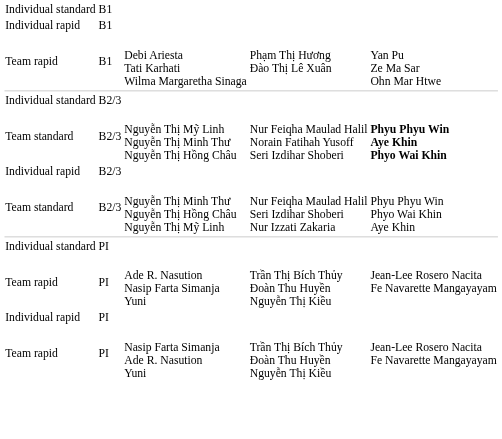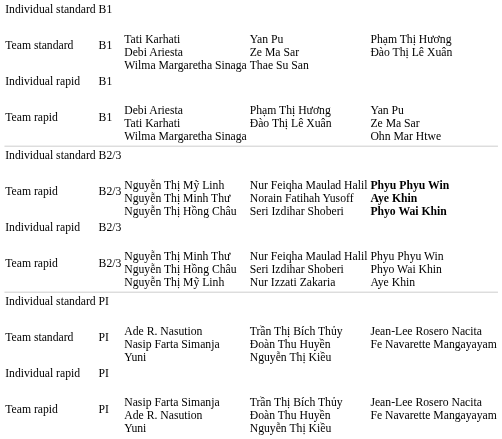+ row: (105, 45)
(39, 136) Team standard -> (32, 191) Team rapid
(39, 207) Team standard -> (32, 263) Team rapid
(32, 282) Team rapid -> (39, 337) Team standard
